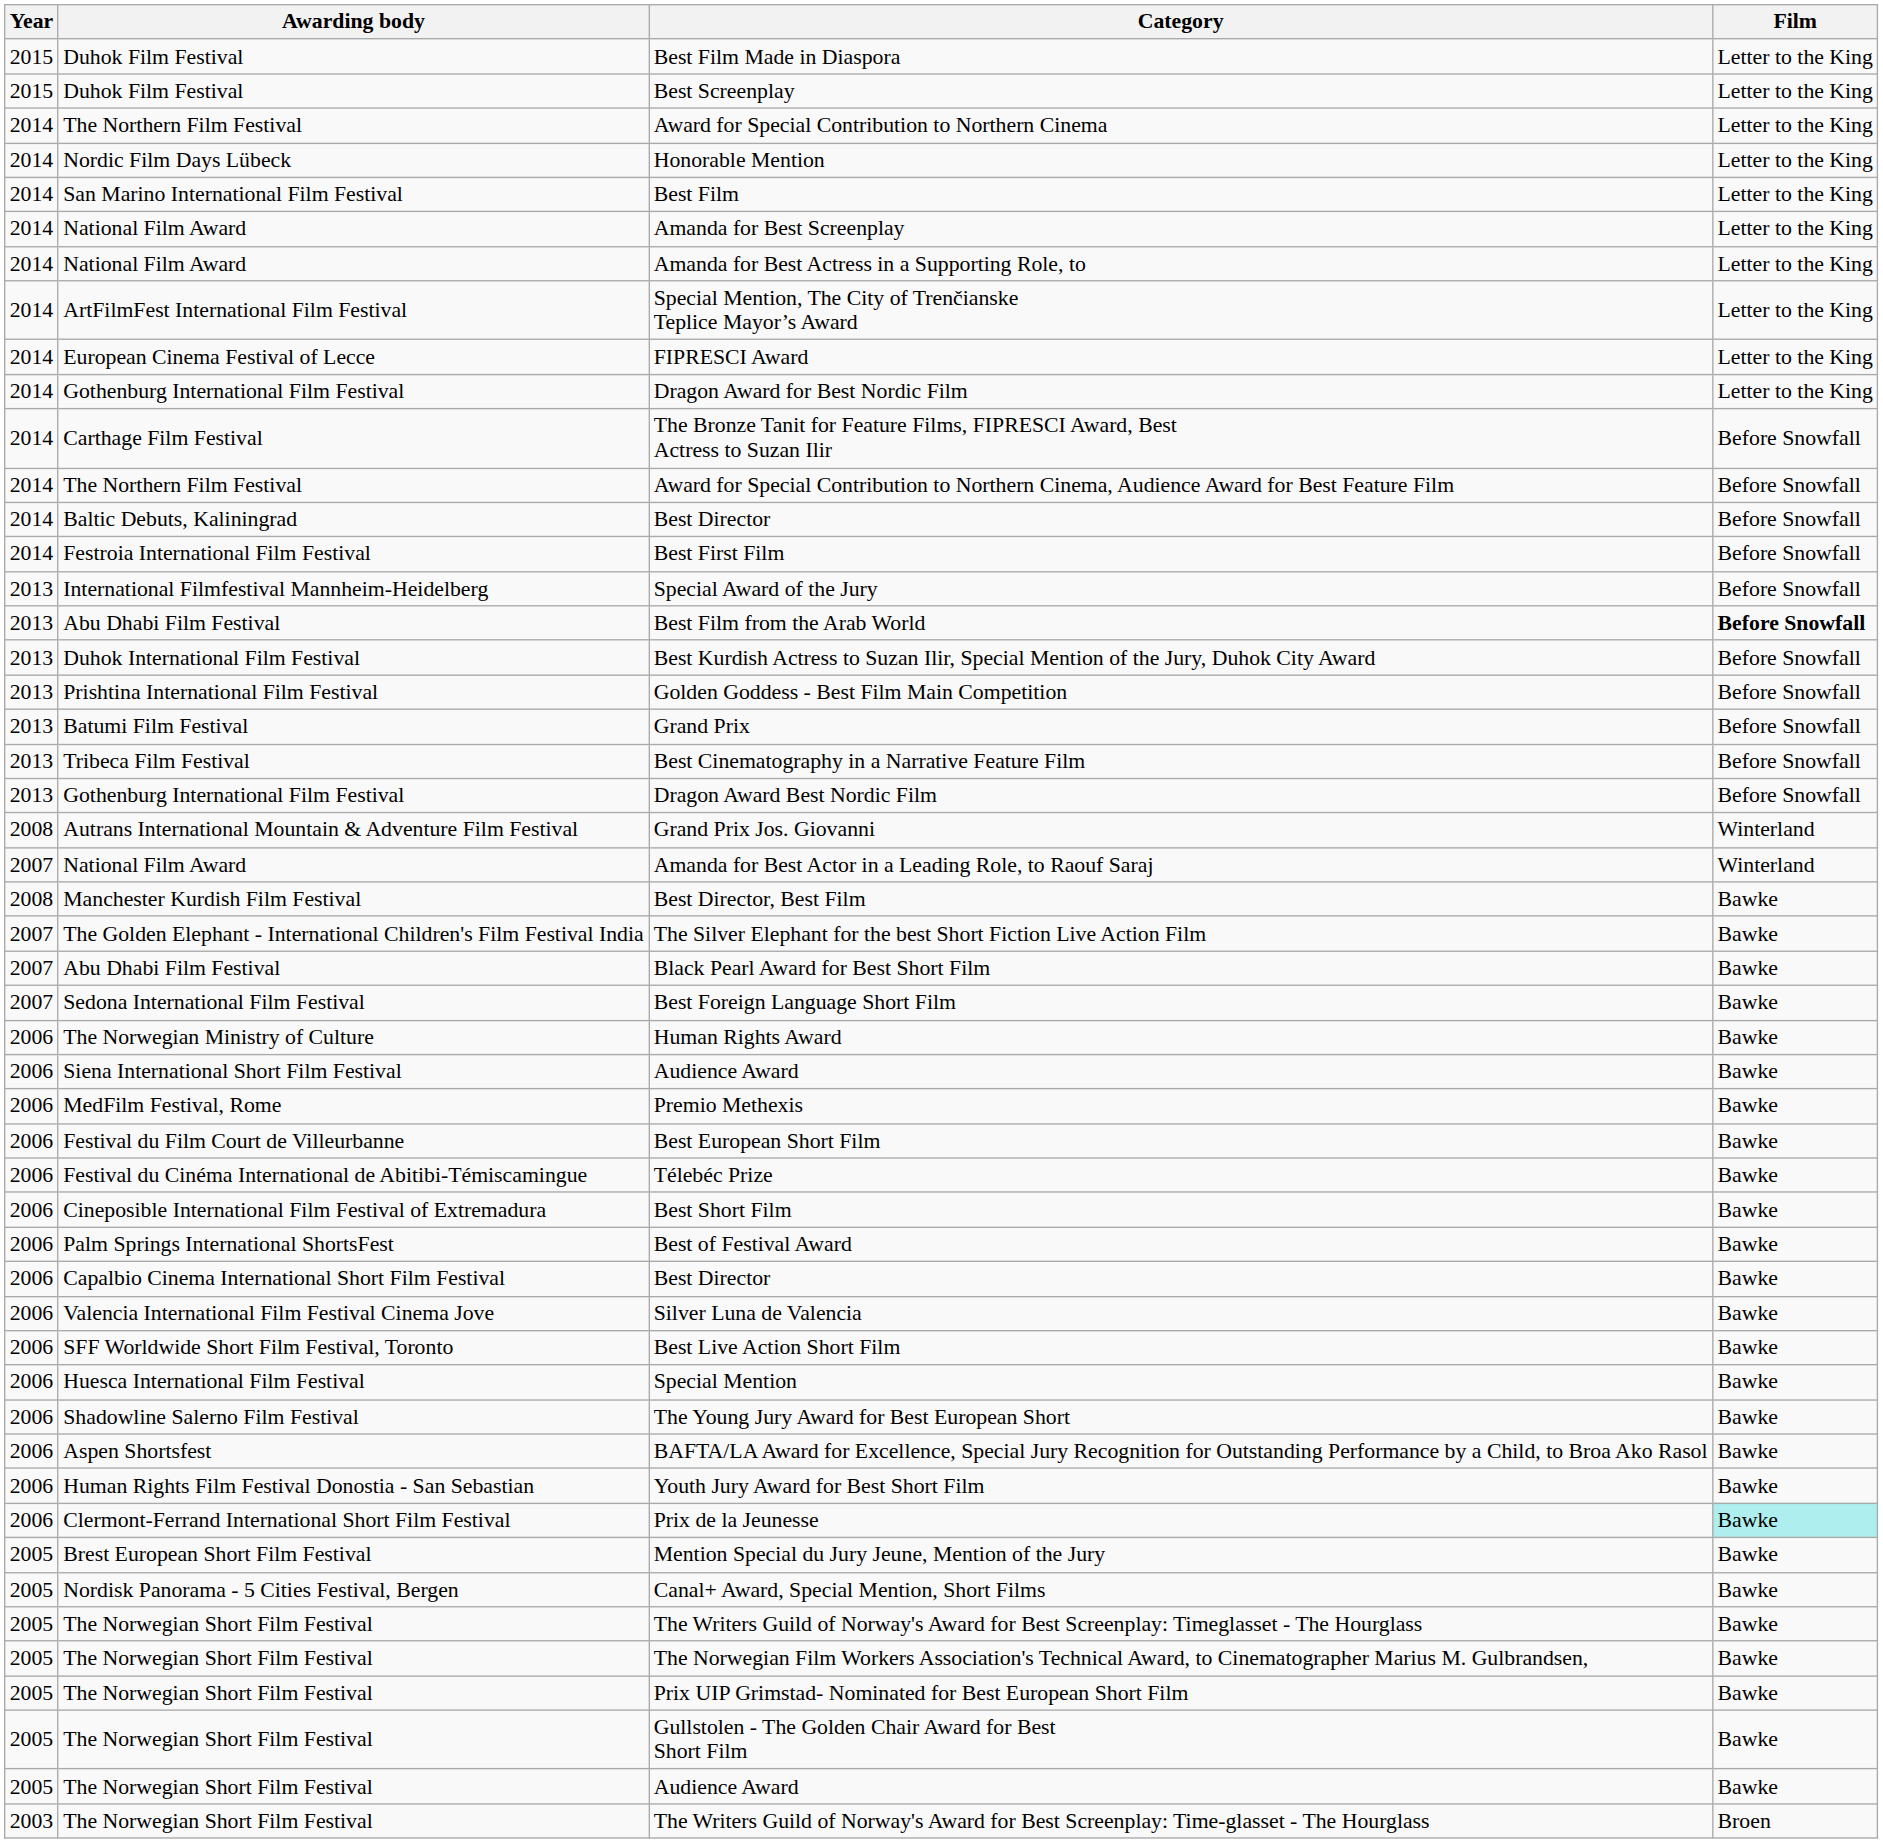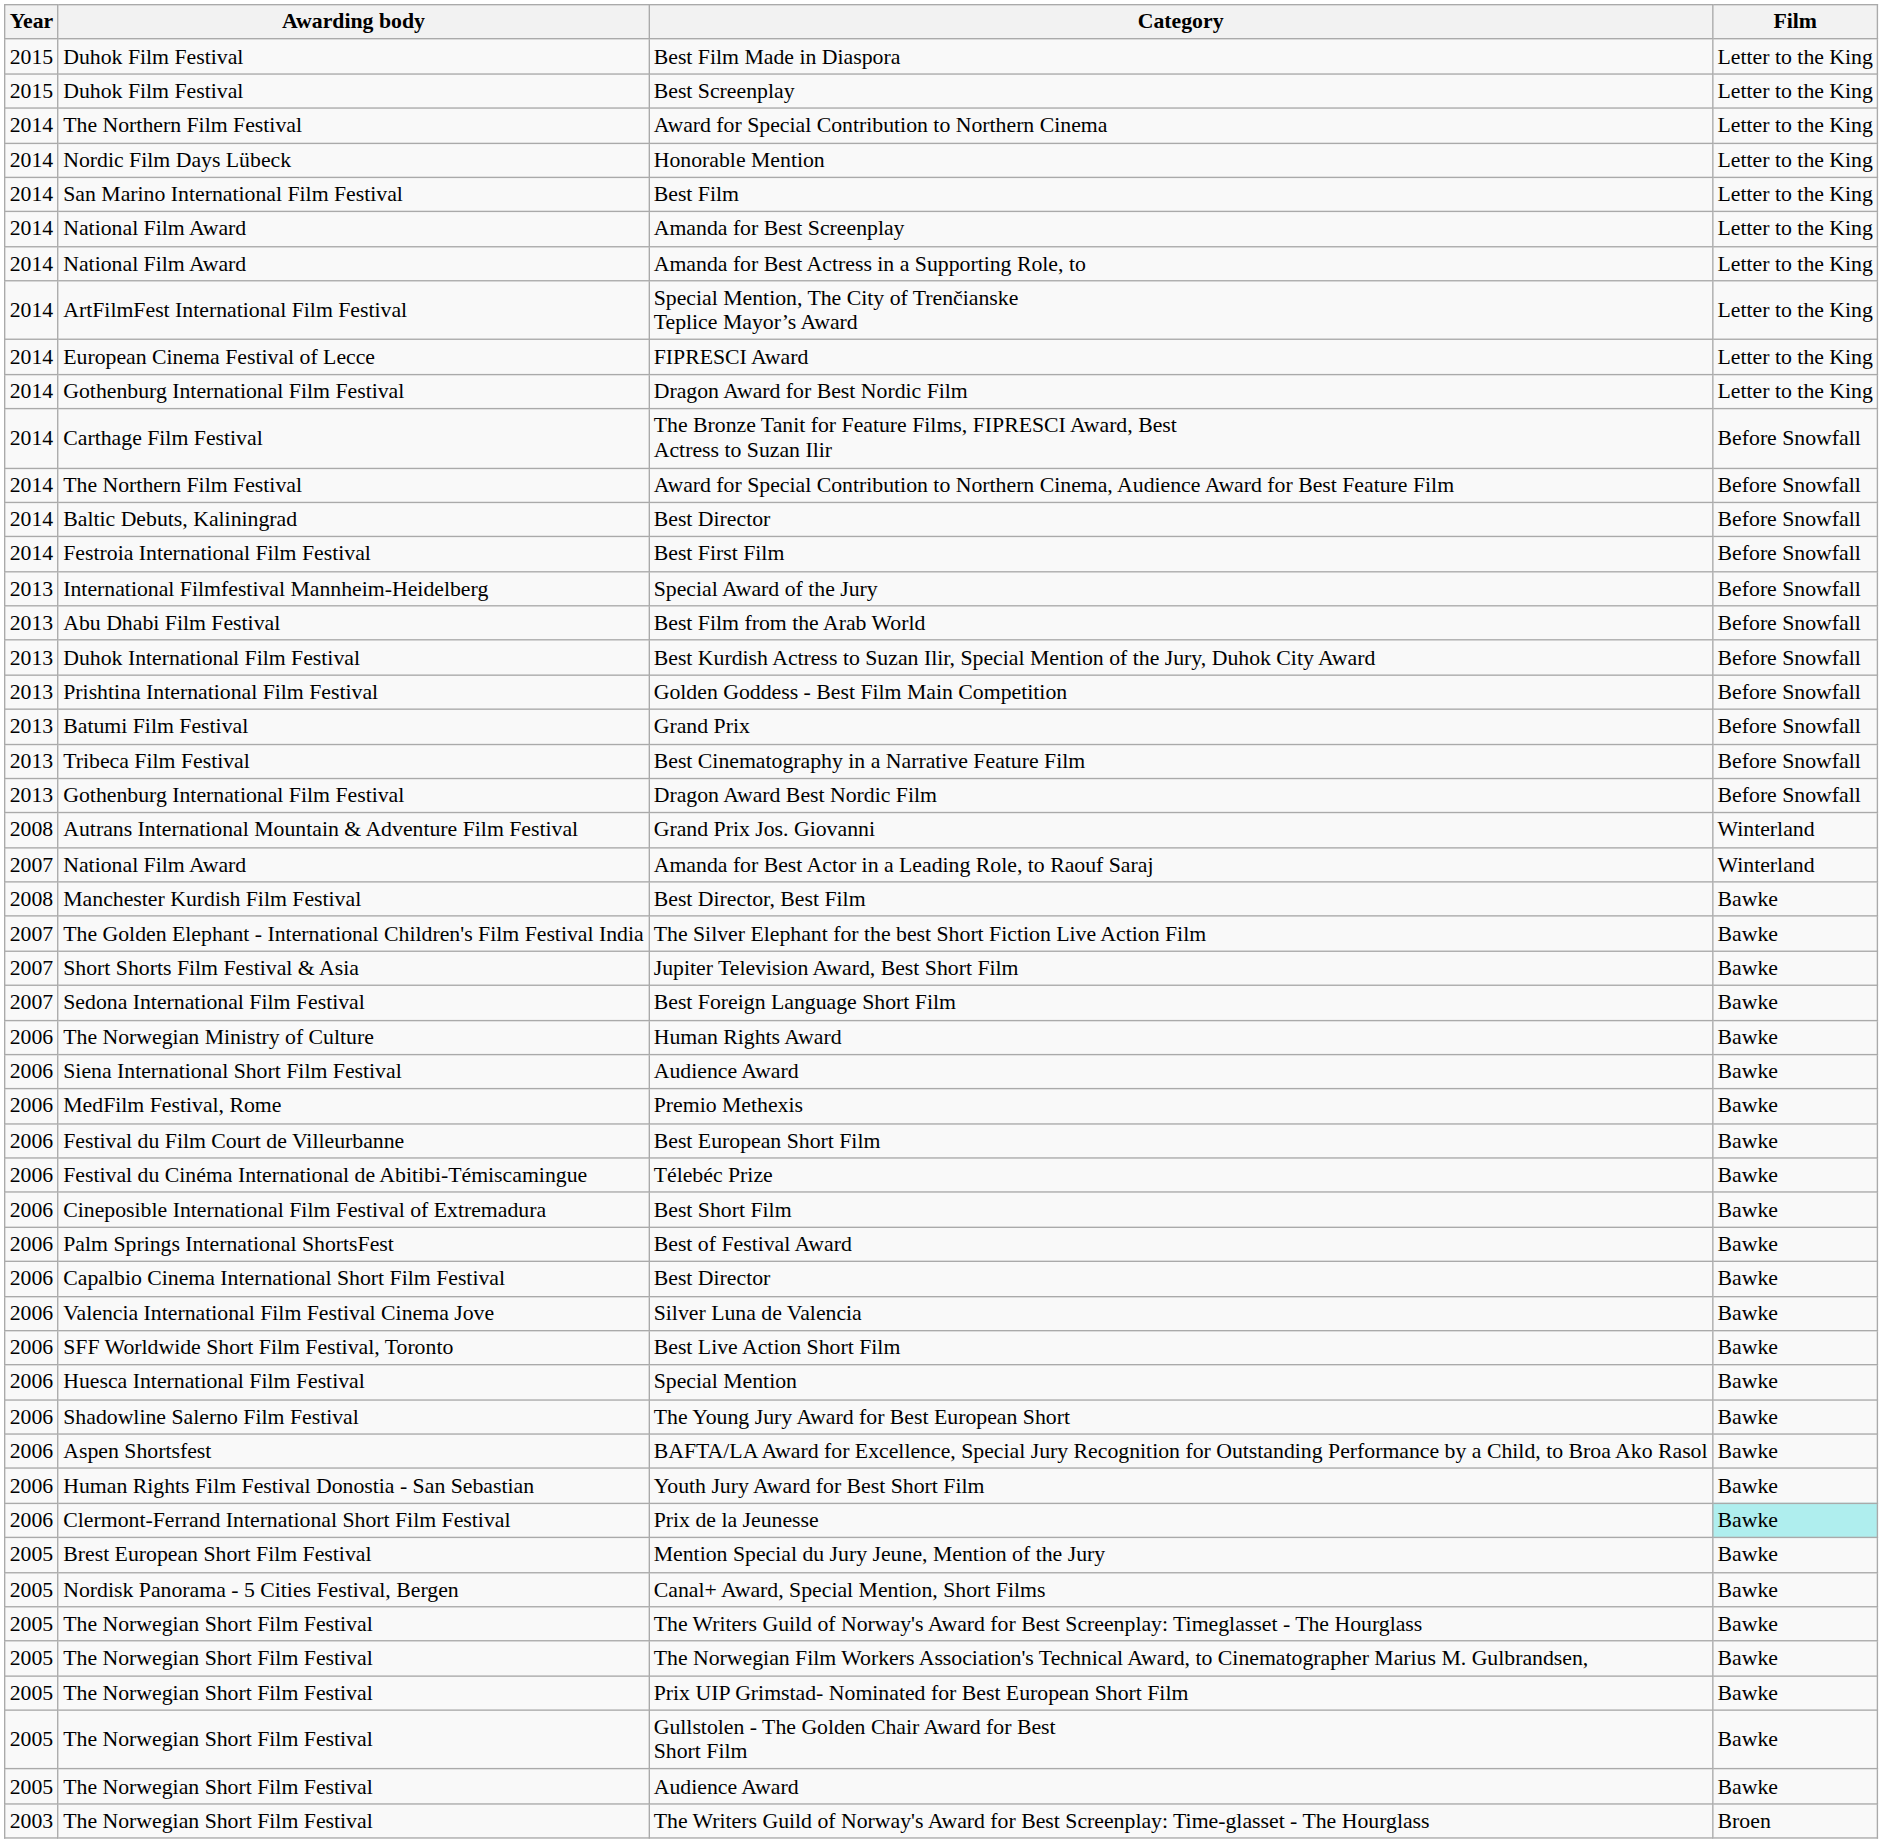(1791, 622) bold -> (1789, 622) normal
- row: (172, 967)
+ row: (211, 967)
